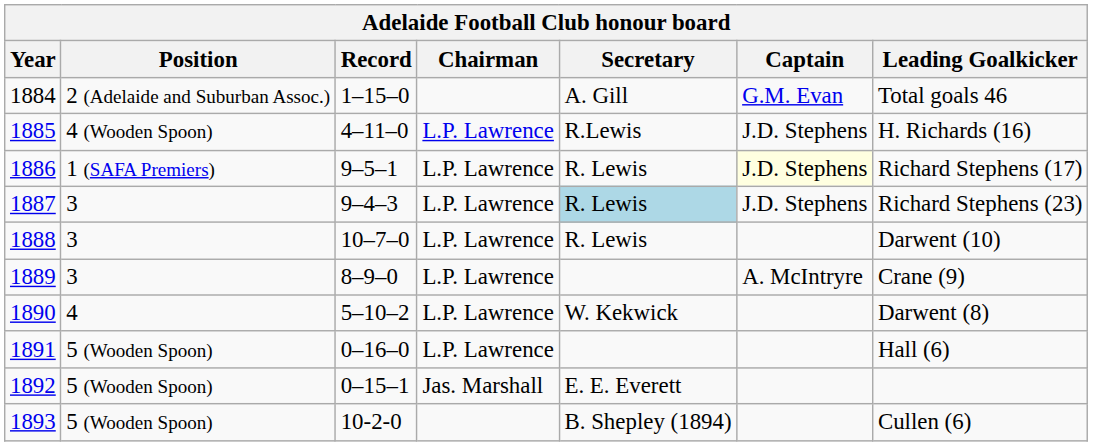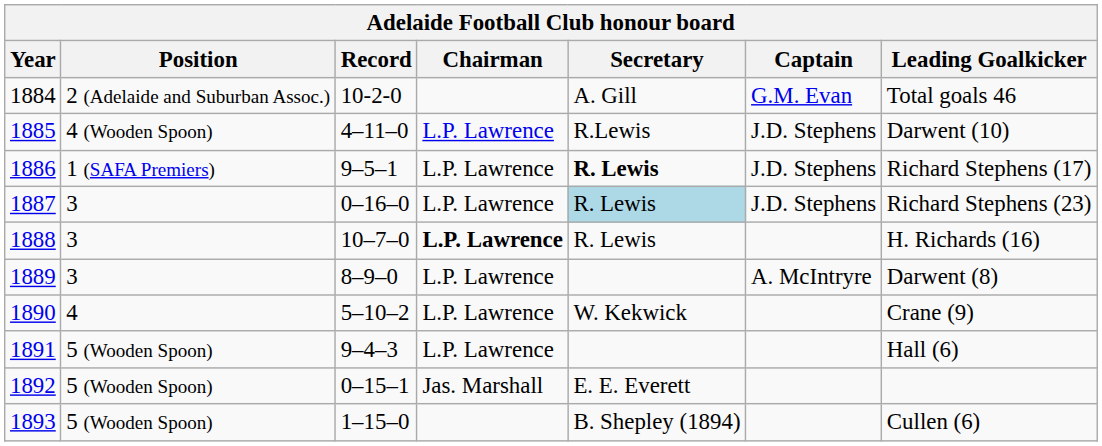(375, 95) 1–15–0 -> (371, 95) 10-2-0
(954, 131) H. Richards (16) -> (948, 131) Darwent (10)
(606, 167) normal -> (616, 167) bold
(805, 167) lightyellow background -> (814, 167) no background
(369, 204) 9–4–3 -> (375, 204) 0–16–0
(488, 240) normal -> (493, 240) bold
(939, 240) Darwent (10) -> (963, 240) H. Richards (16)
(921, 276) Crane (9) -> (942, 276) Darwent (8)
(933, 312) Darwent (8) -> (930, 312) Crane (9)
(375, 349) 0–16–0 -> (369, 349) 9–4–3
(371, 421) 10-2-0 -> (375, 421) 1–15–0
